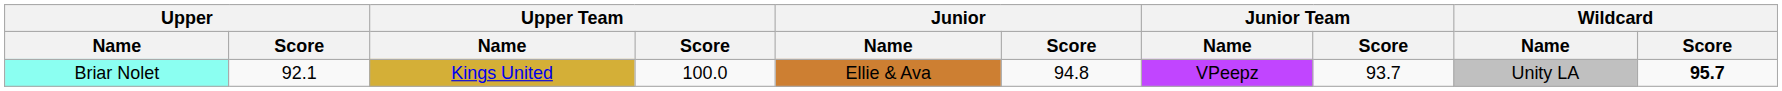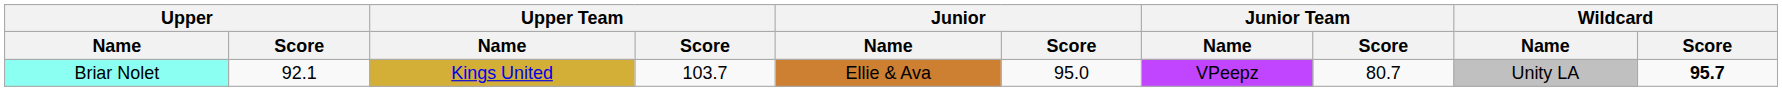(705, 73) 100.0 -> (705, 73) 103.7
(1071, 73) 94.8 -> (1071, 73) 95.0
(1383, 73) 93.7 -> (1383, 73) 80.7
